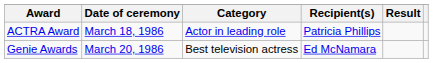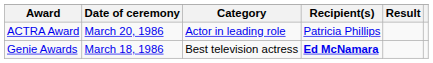(124, 31) March 18, 1986 -> (124, 31) March 20, 1986
(124, 49) March 20, 1986 -> (124, 49) March 18, 1986
(340, 49) normal -> (341, 49) bold
